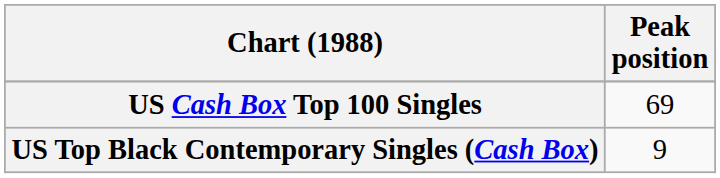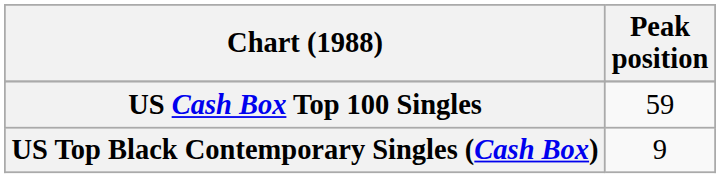(660, 104) 69 -> (660, 104) 59
